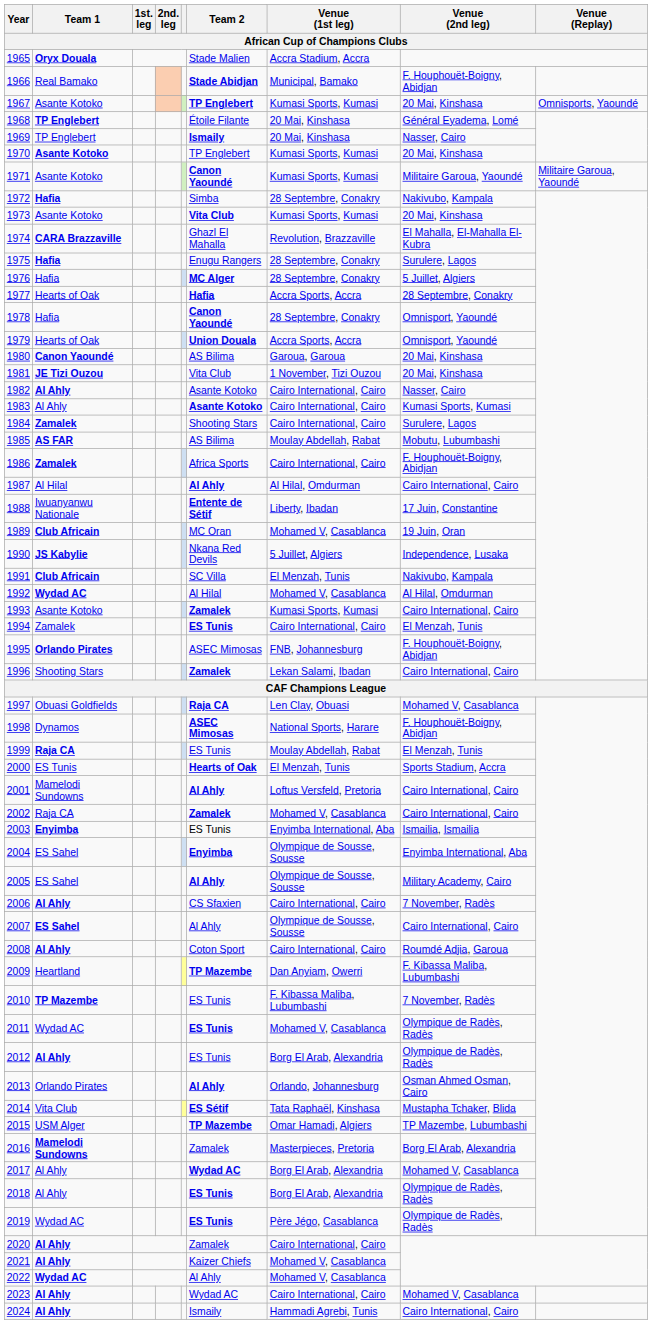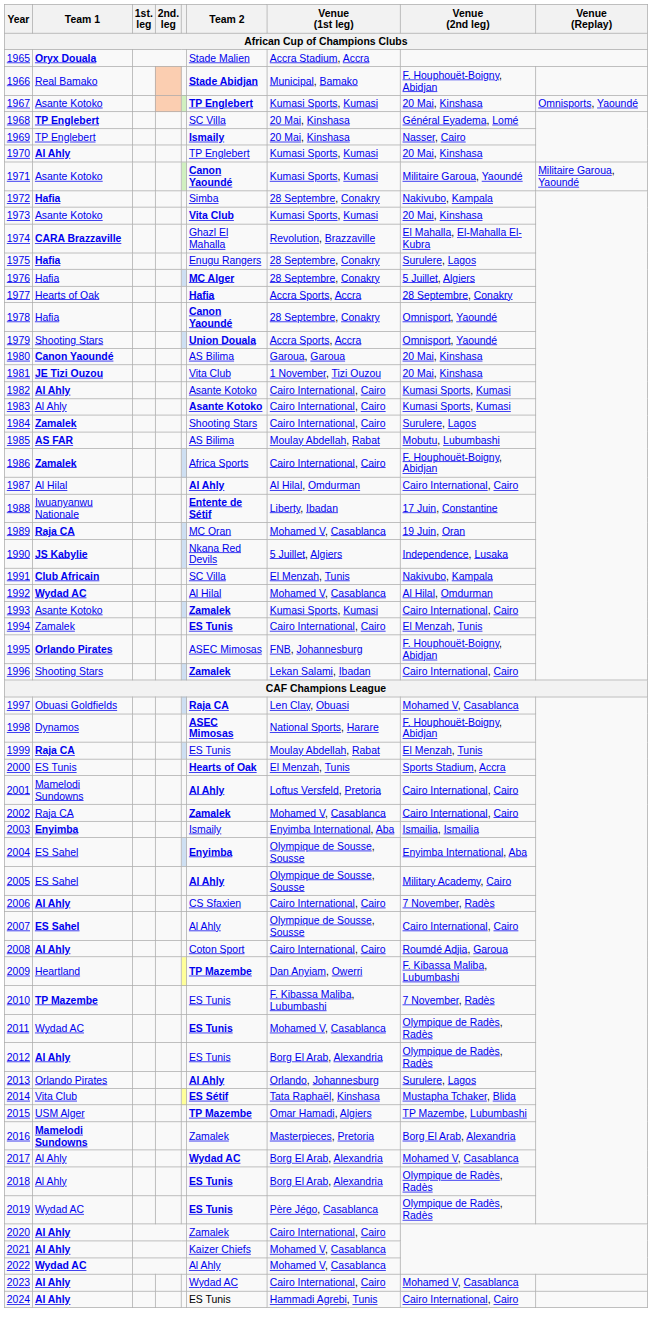(219, 120) Étoile Filante -> (207, 120) SC Villa
(72, 154) Asante Kotoko -> (53, 154) Al Ahly
(67, 340) Hearts of Oak -> (69, 340) Shooting Stars
(434, 390) Nasser, Cairo -> (457, 390) Kumasi Sports, Kumasi
(67, 531) Club Africain -> (55, 531) Raja CA
(210, 830) ES Tunis -> (205, 830) Ismaily
(457, 1086) Osman Ahmed Osman, Cairo -> (439, 1080) Surulere, Lagos
(205, 1311) Ismaily -> (210, 1299) ES Tunis
